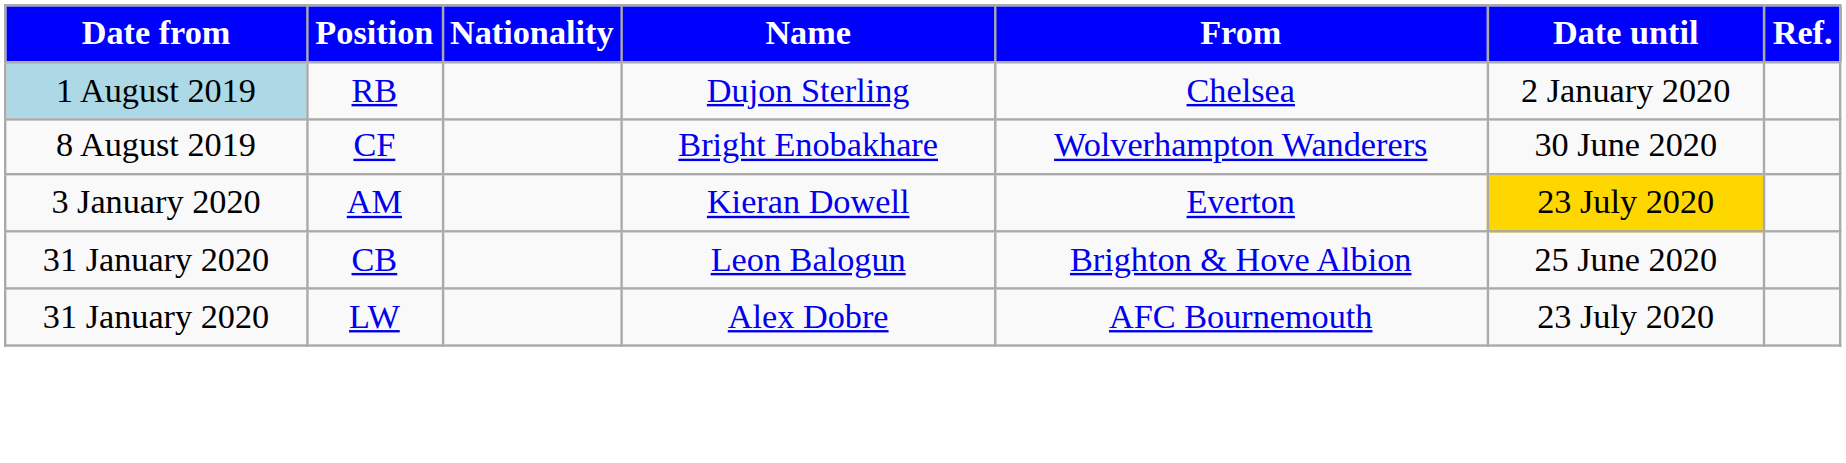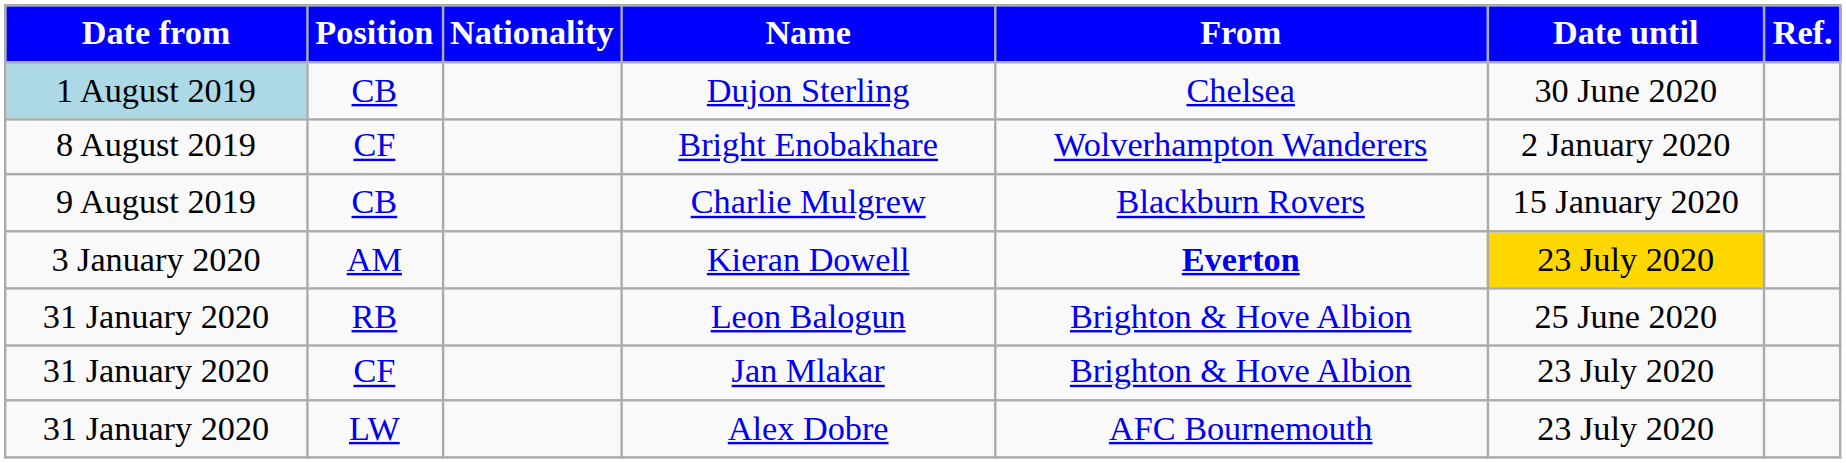(374, 89) RB -> (374, 89) CB
(1626, 89) 2 January 2020 -> (1626, 89) 30 June 2020
(1626, 146) 30 June 2020 -> (1626, 146) 2 January 2020
+ row: (808, 202)
(1241, 202) normal -> (1241, 259) bold
(374, 259) CB -> (374, 315) RB
+ row: (808, 372)
